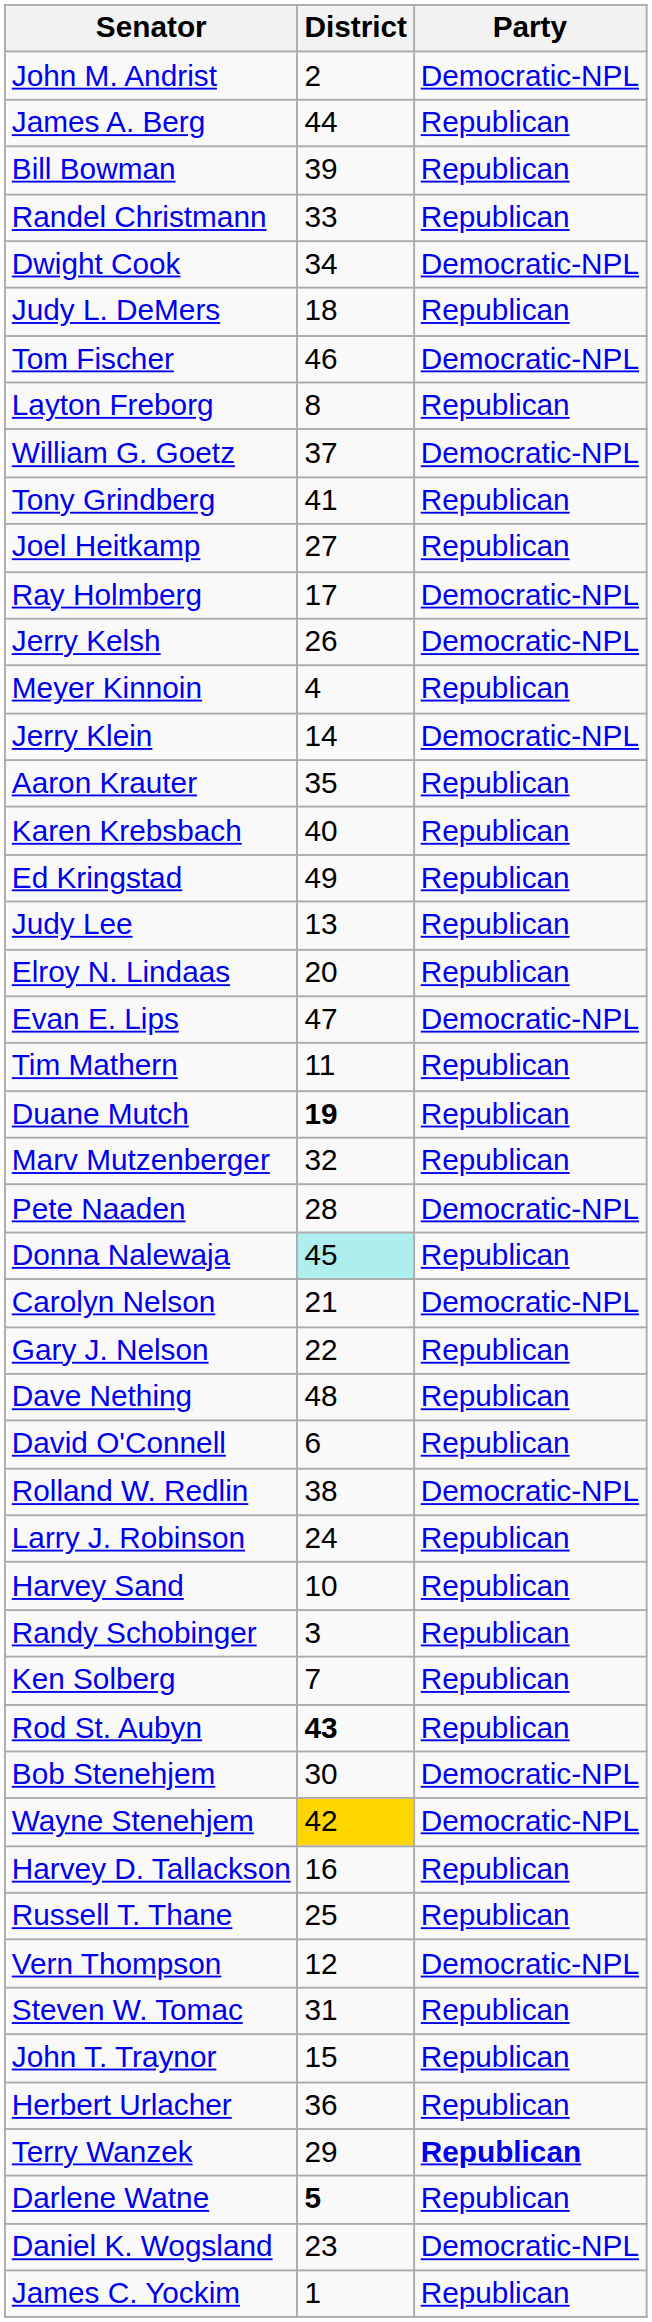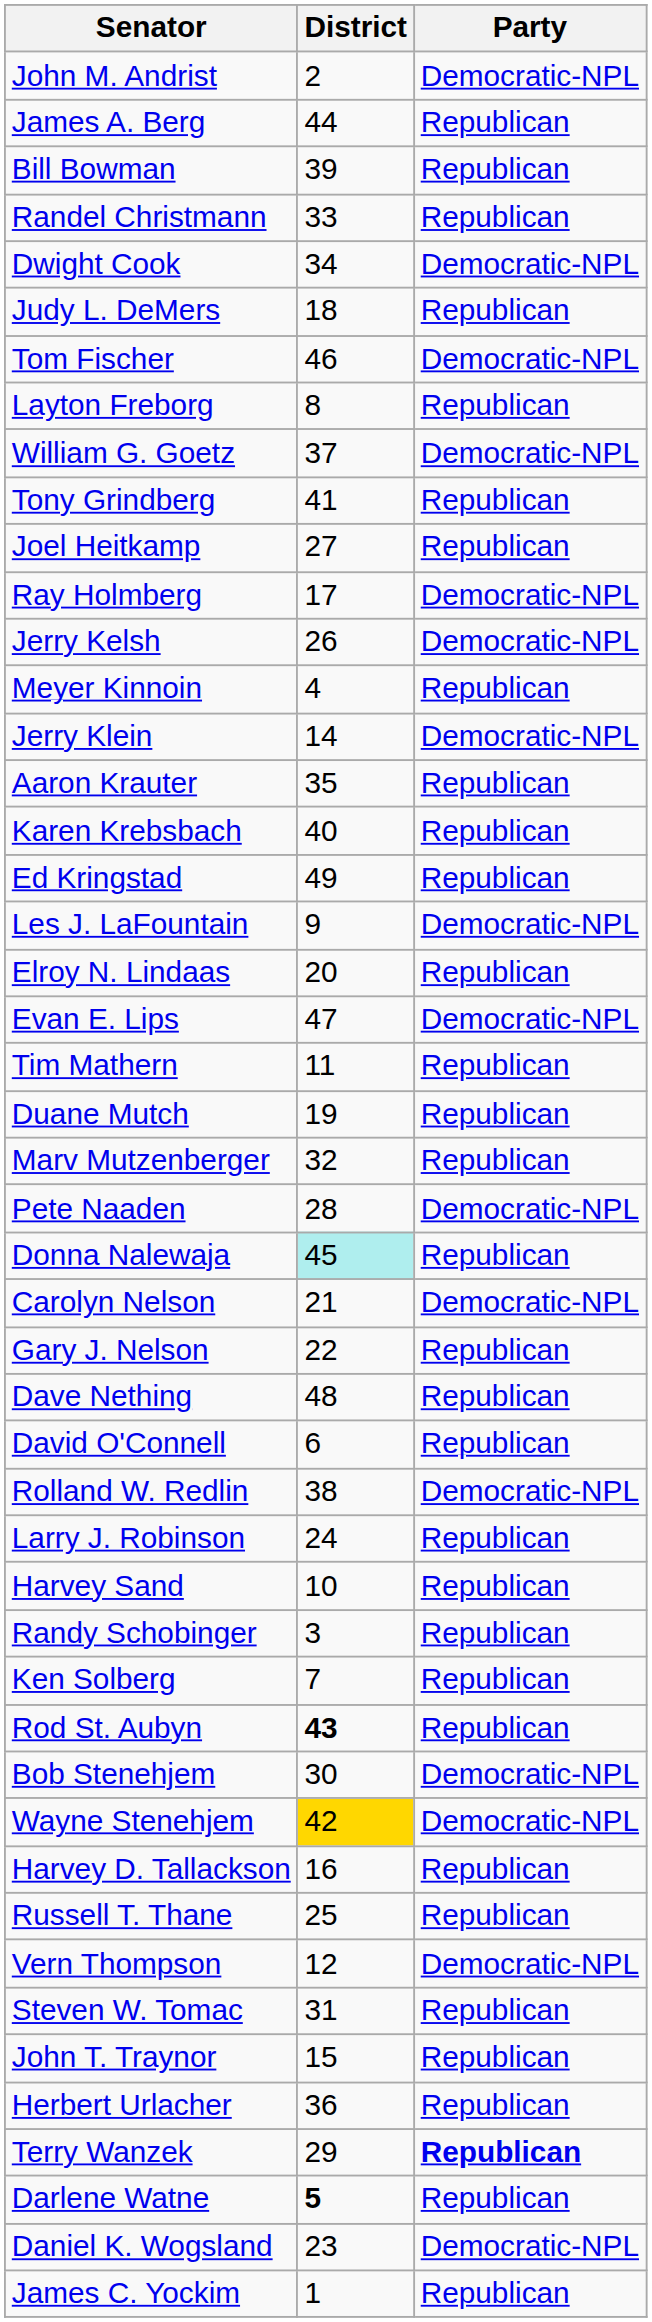+ row: (130, 924)
- row: (72, 924)
(321, 1113) bold -> (321, 1113) normal
